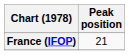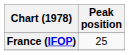(101, 41) 21 -> (101, 41) 25
